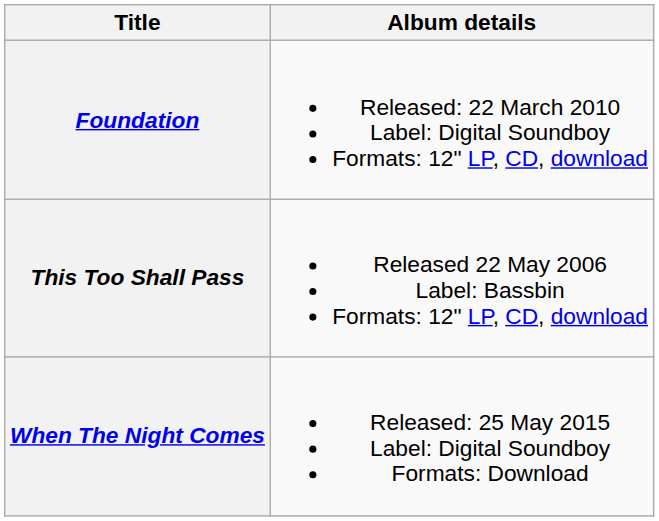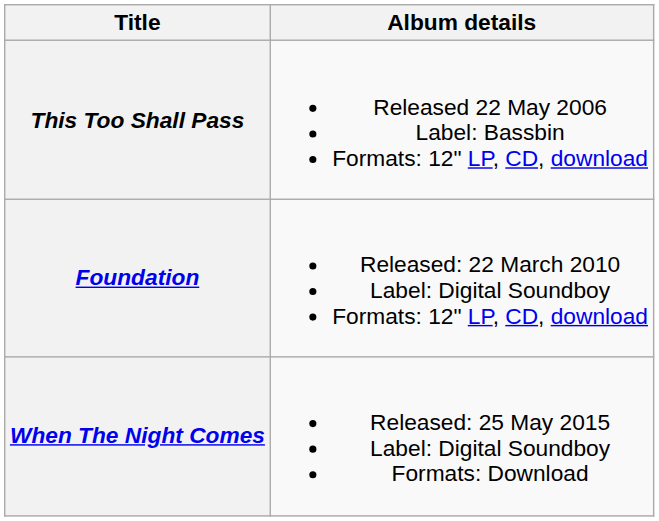rows swapped: (137, 277) <-> (137, 119)
